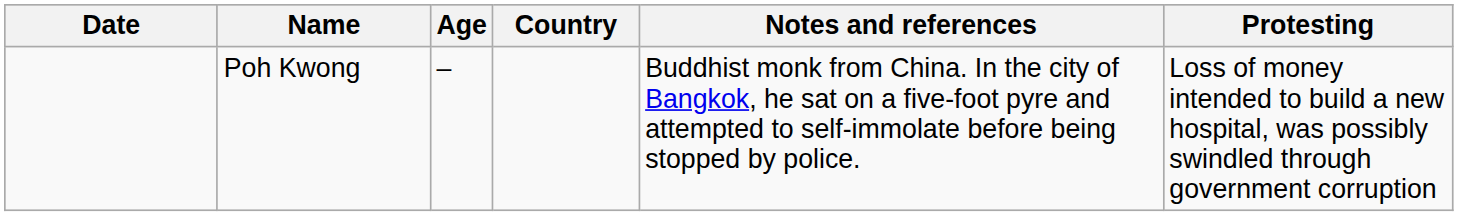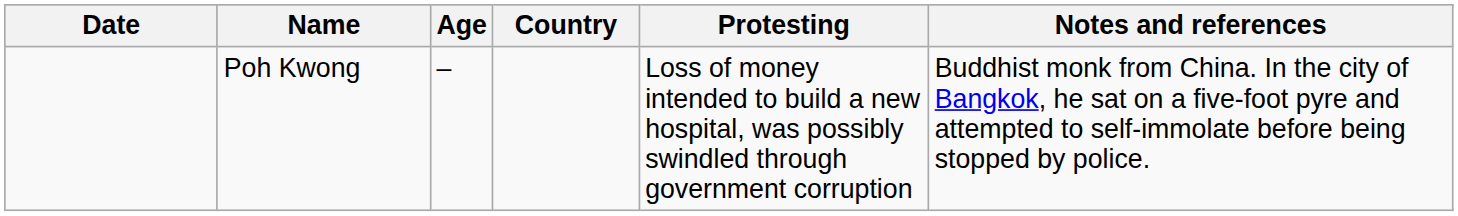columns swapped: (1308, 25) <-> (901, 25)
